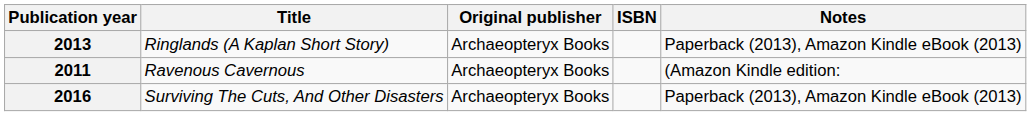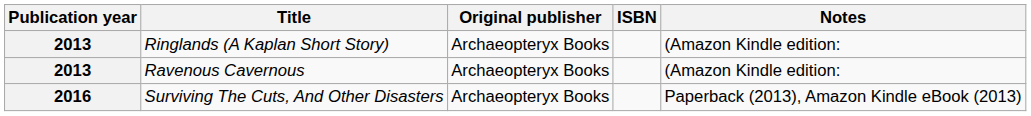(843, 44) Paperback (2013), Amazon Kindle eBook (2013) -> (752, 44) (Amazon Kindle edition:
(73, 70) 2011 -> (73, 70) 2013
